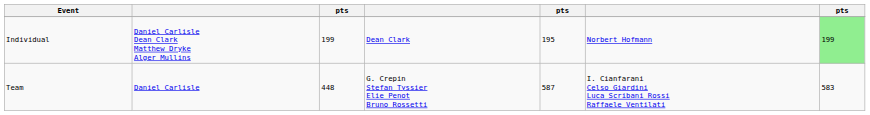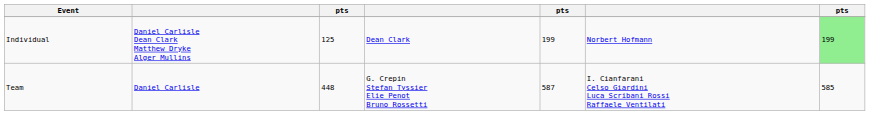(328, 40) 199 -> (328, 40) 125
(548, 40) 195 -> (548, 40) 199
(828, 87) 583 -> (828, 87) 585
